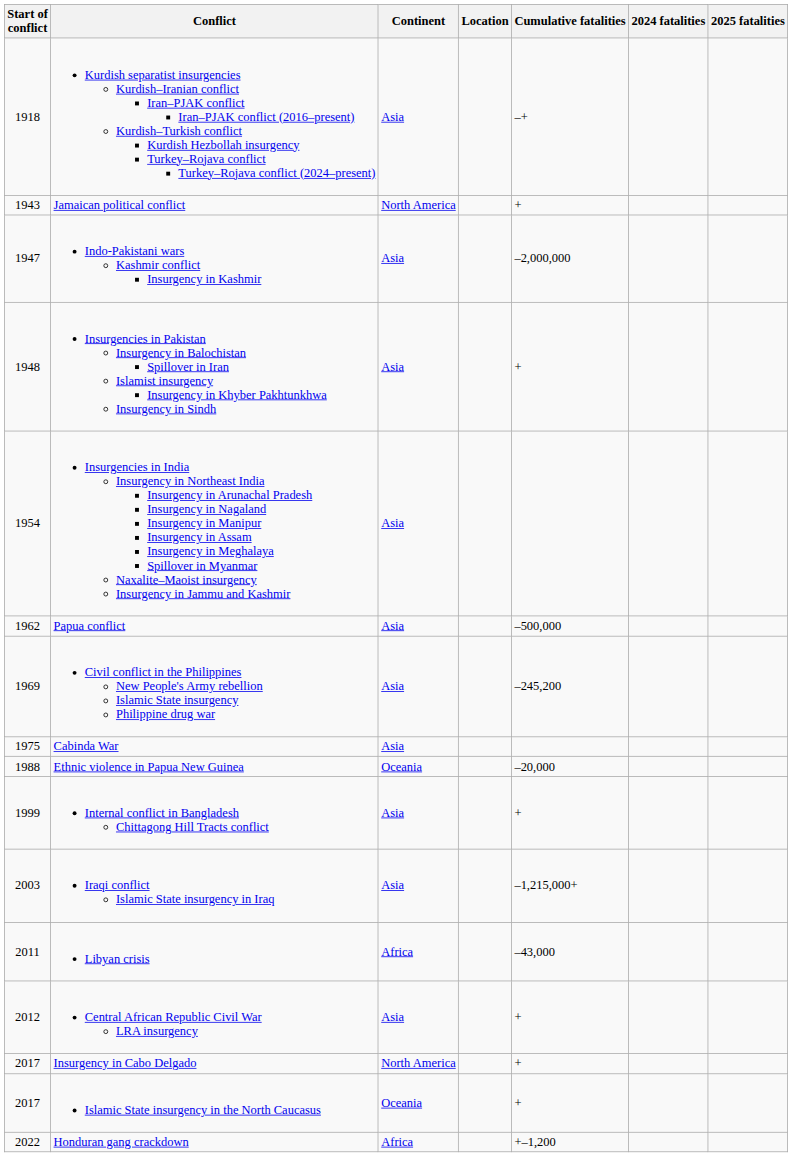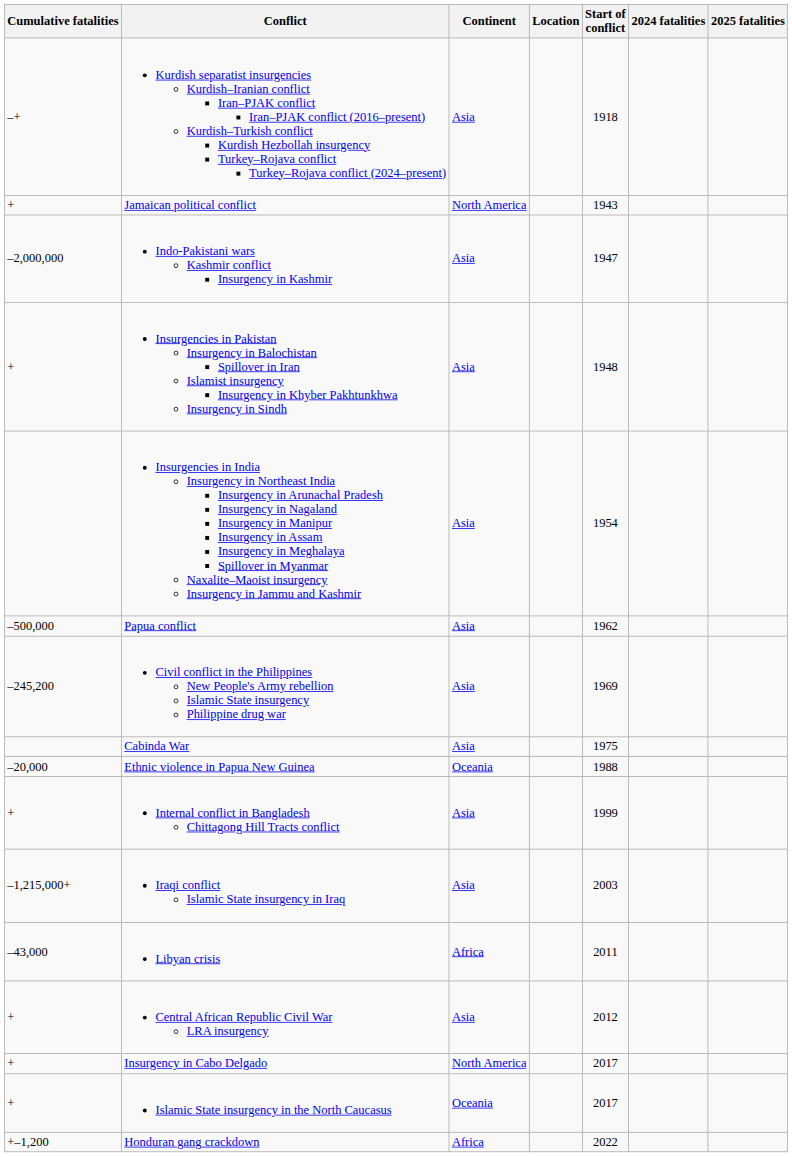columns swapped: (28, 21) <-> (570, 21)
